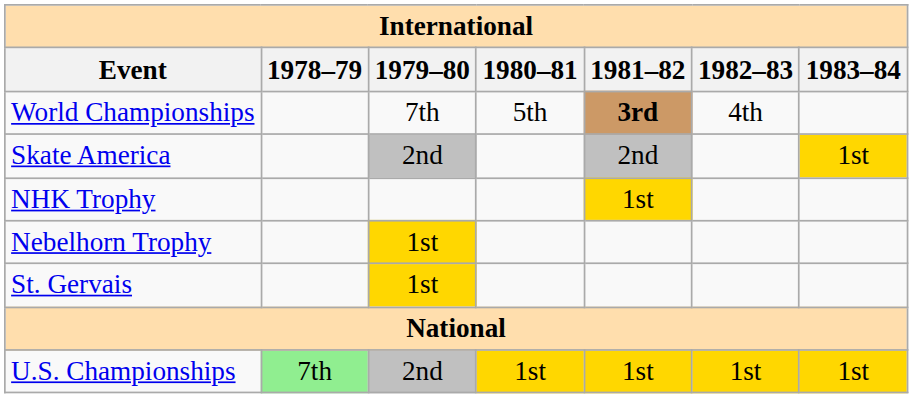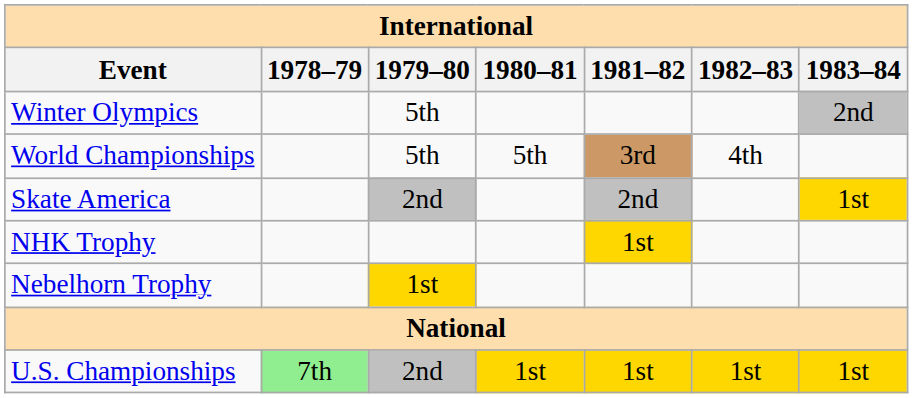+ row: (105, 112)
(422, 112) 7th -> (422, 155) 5th
(638, 112) bold -> (638, 155) normal
- row: (72, 284)
